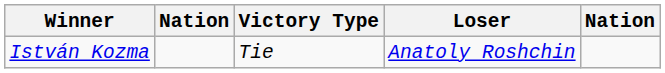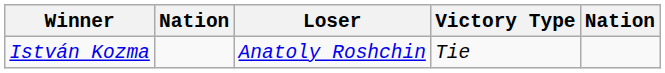columns swapped: (309, 21) <-> (482, 21)
